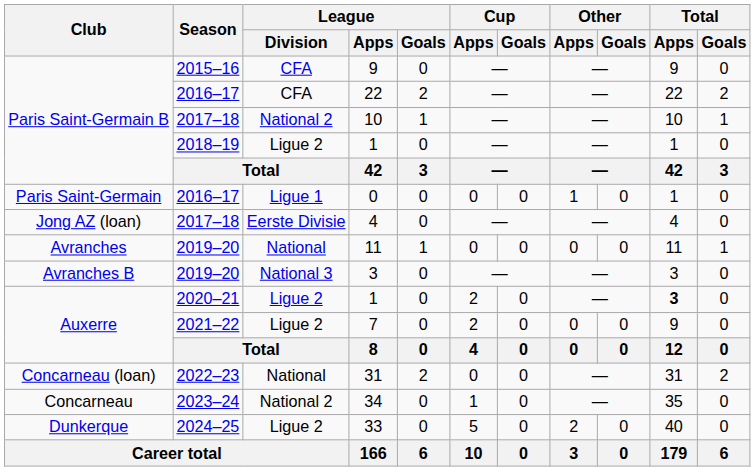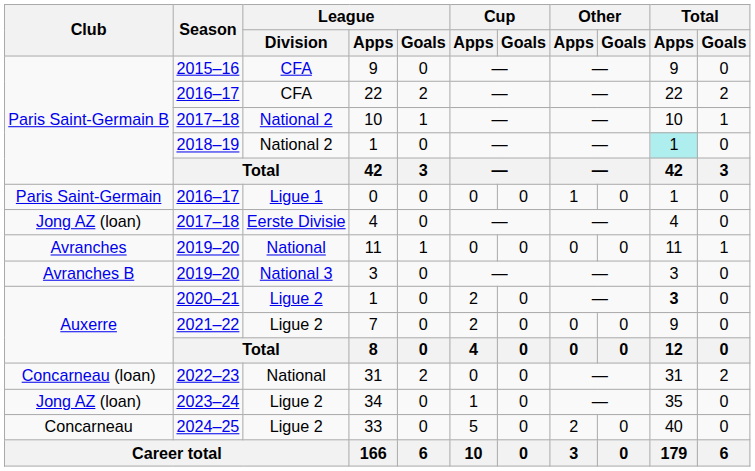(296, 145) Ligue 2 -> (296, 145) National 2
(674, 145) no background -> (674, 145) paleturquoise background
(89, 401) Concarneau -> (89, 401) Jong AZ (loan)
(296, 401) National 2 -> (296, 401) Ligue 2
(89, 427) Dunkerque -> (89, 427) Concarneau
